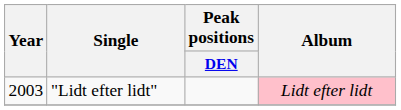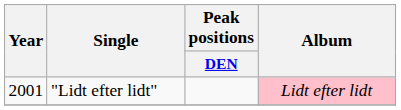(26, 90) 2003 -> (26, 90) 2001
